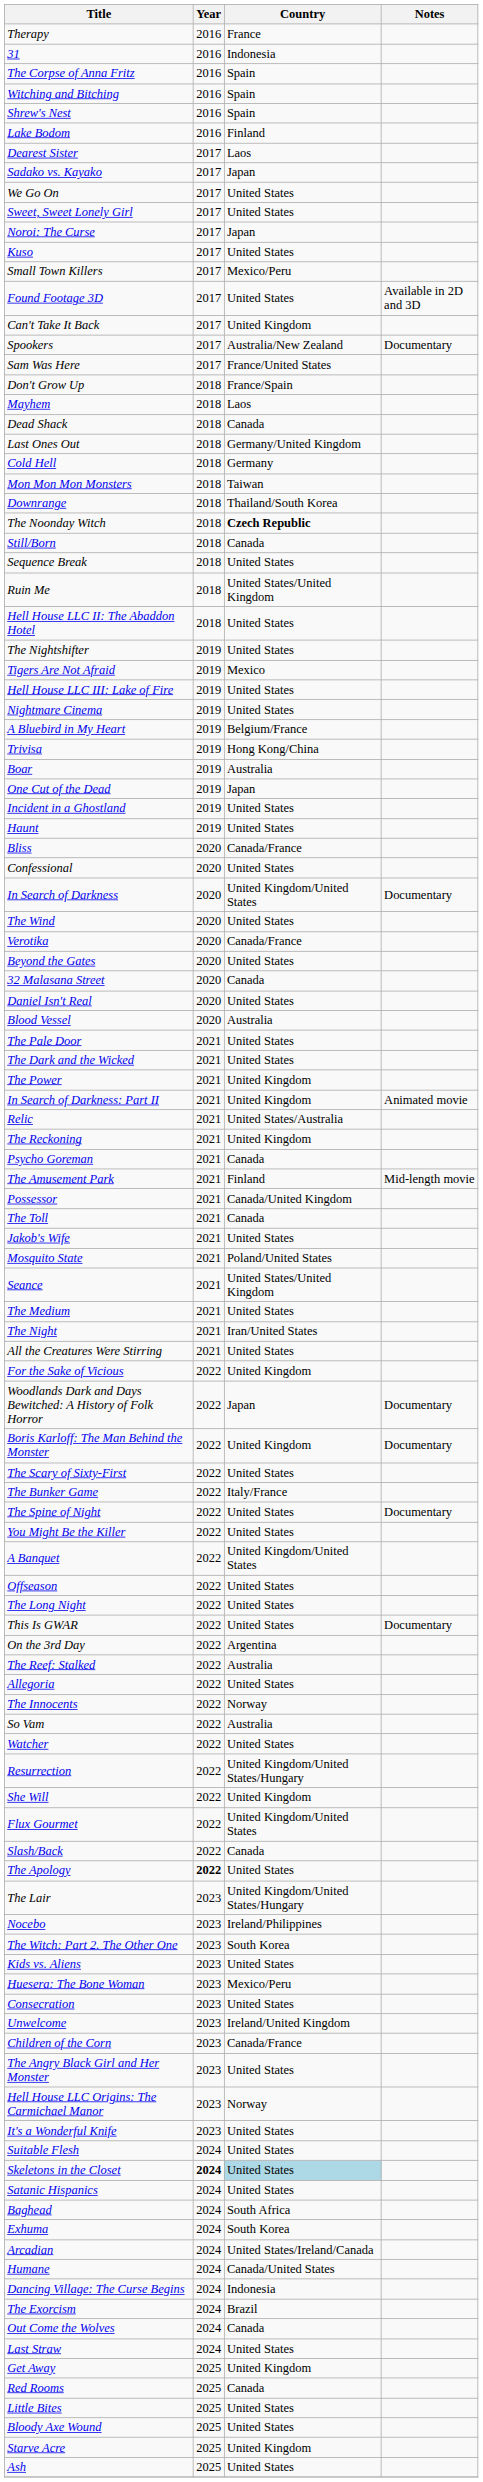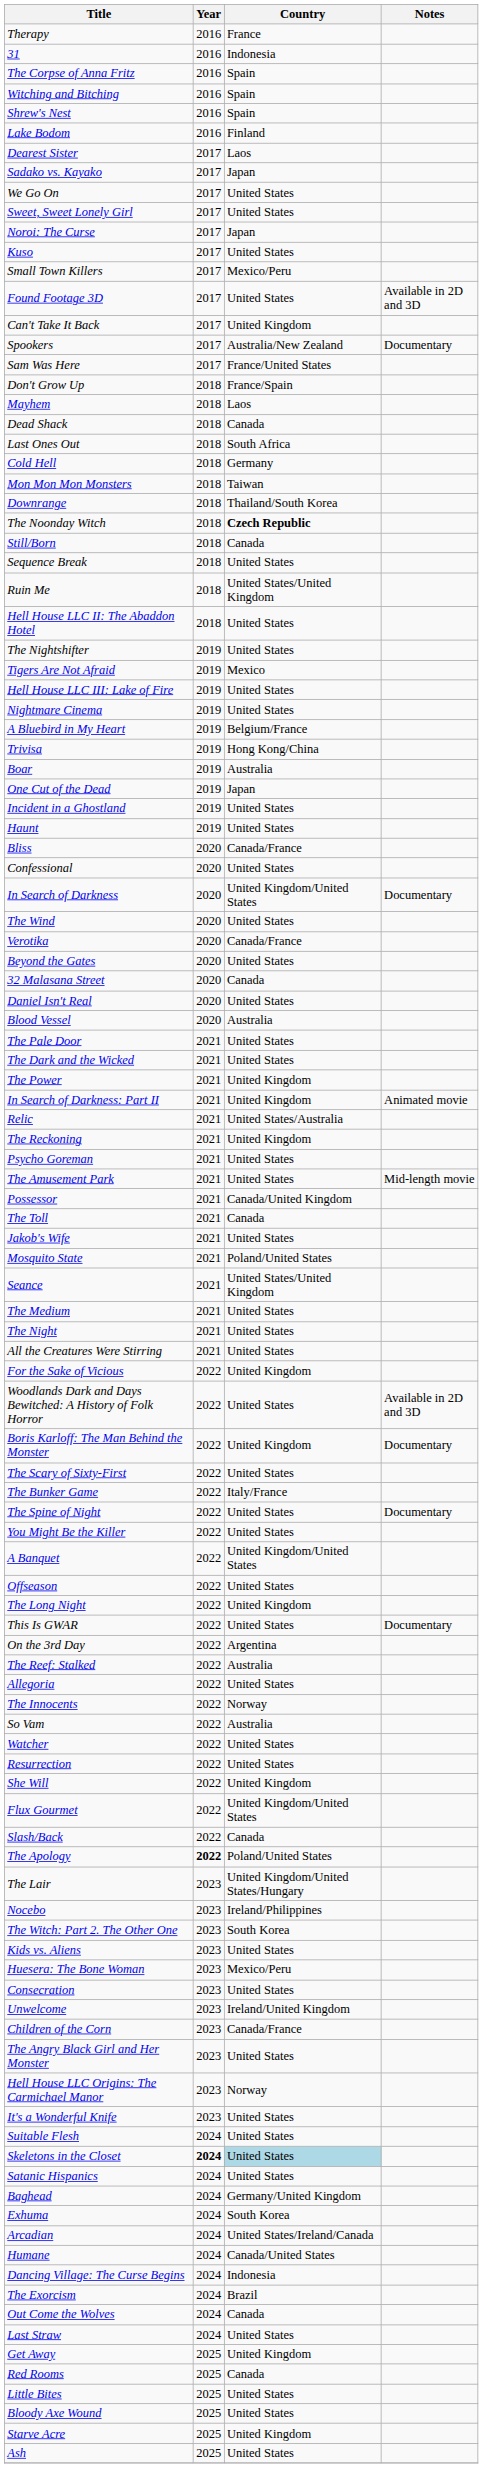(294, 444) Germany/United Kingdom -> (259, 444) South Africa
(246, 1159) Canada -> (260, 1159) United States
(246, 1178) Finland -> (260, 1178) United States
(272, 1331) Iran/United States -> (260, 1331) United States
(241, 1404) Japan -> (260, 1404) United States
(418, 1404) Documentary -> (424, 1404) Available in 2D and 3D
(260, 1605) United States -> (269, 1605) United Kingdom
(288, 1770) United Kingdom/United States/Hungary -> (260, 1763) United States
(260, 1870) United States -> (279, 1856) Poland/United States
(259, 2209) South Africa -> (294, 2195) Germany/United Kingdom
